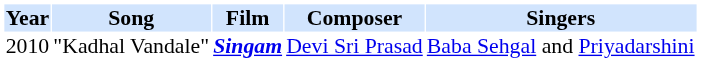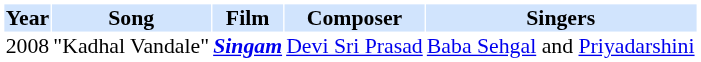(27, 46) 2010 -> (27, 46) 2008
